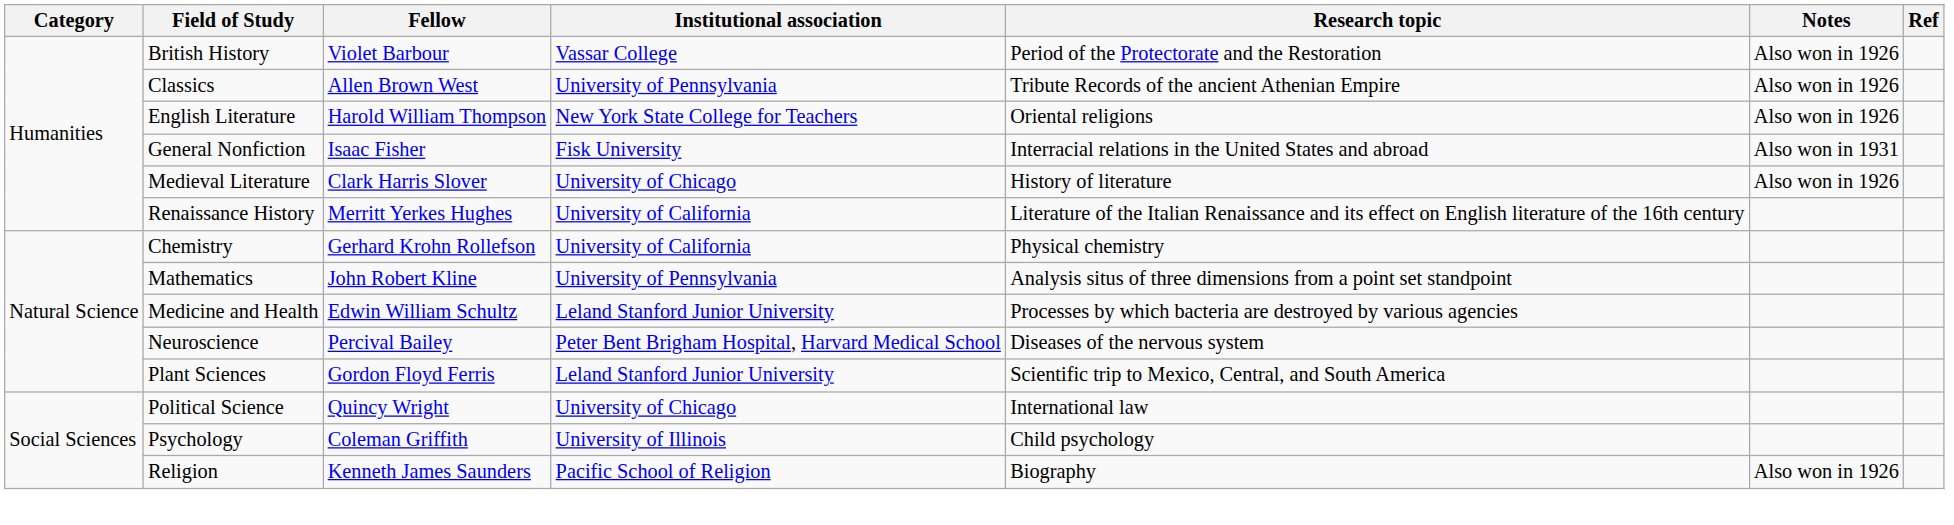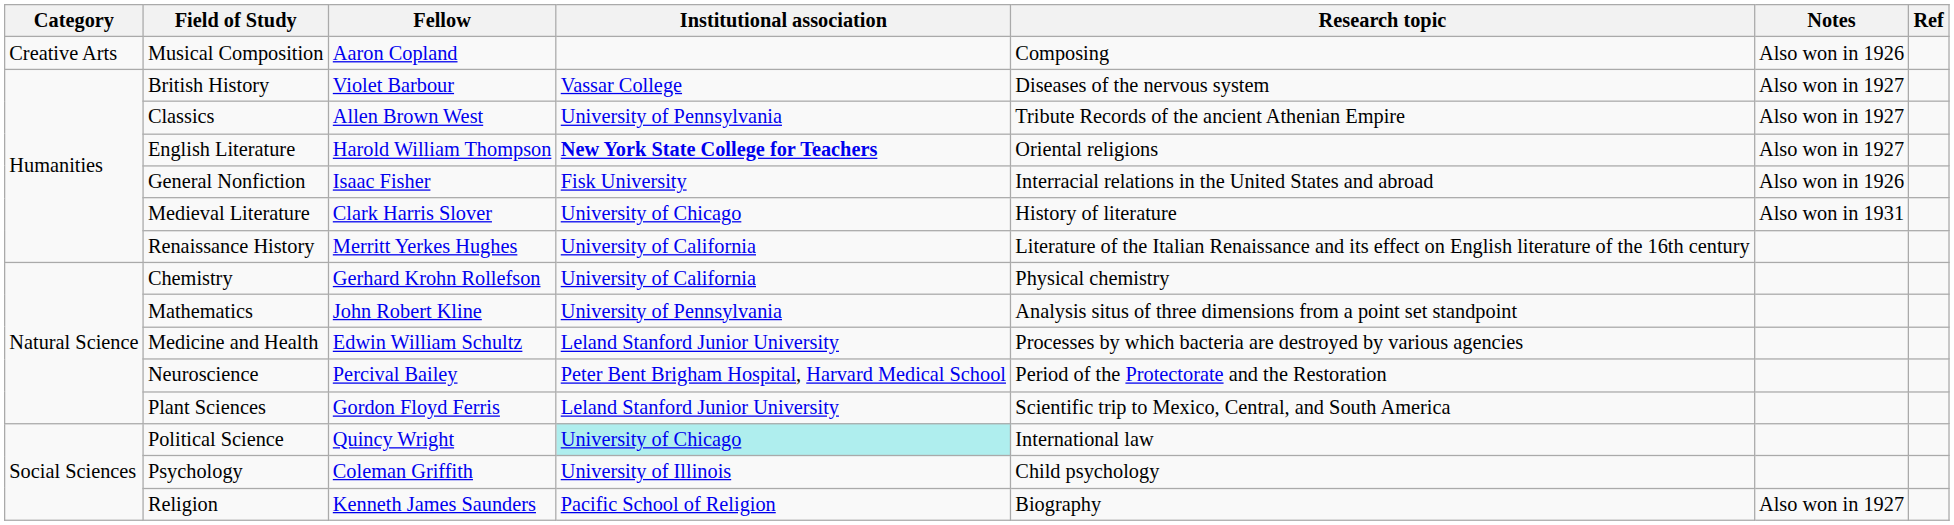+ row: (236, 52)
(1196, 52) Period of the Protectorate and the Restoration -> (1142, 85) Diseases of the nervous system
(1826, 52) Also won in 1926 -> (1832, 85) Also won in 1927
(1826, 85) Also won in 1926 -> (1832, 117) Also won in 1927
(706, 117) normal -> (719, 149) bold
(1826, 117) Also won in 1926 -> (1832, 149) Also won in 1927
(1826, 149) Also won in 1931 -> (1832, 181) Also won in 1926
(1826, 181) Also won in 1926 -> (1832, 213) Also won in 1931
(1137, 342) Diseases of the nervous system -> (1201, 375) Period of the Protectorate and the Restoration
(646, 407) no background -> (651, 439) paleturquoise background
(1826, 471) Also won in 1926 -> (1832, 504) Also won in 1927
